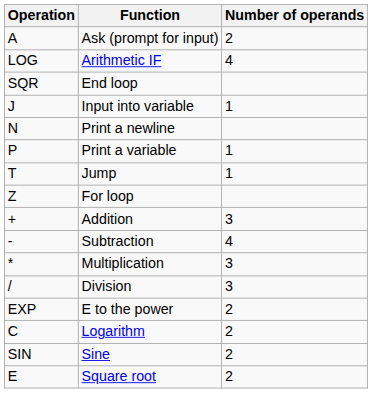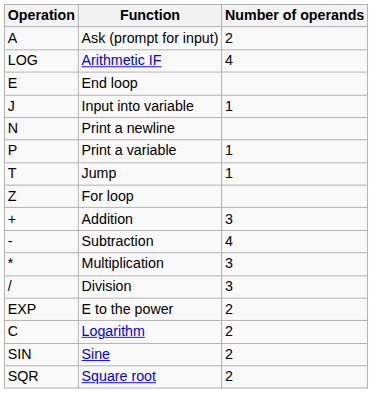(23, 83) SQR -> (12, 83) E
(12, 377) E -> (23, 377) SQR
